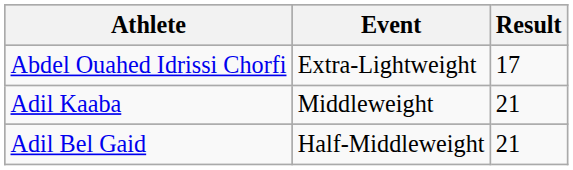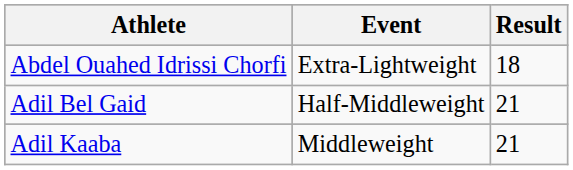(508, 64) 17 -> (508, 64) 18
rows swapped: (78, 144) <-> (66, 104)
